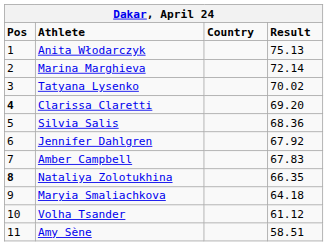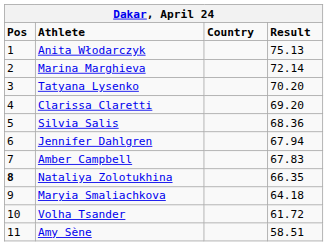(287, 86) 70.02 -> (287, 86) 70.20
(10, 105) bold -> (10, 105) normal
(287, 141) 67.92 -> (287, 141) 67.94
(287, 214) 61.12 -> (287, 214) 61.72
